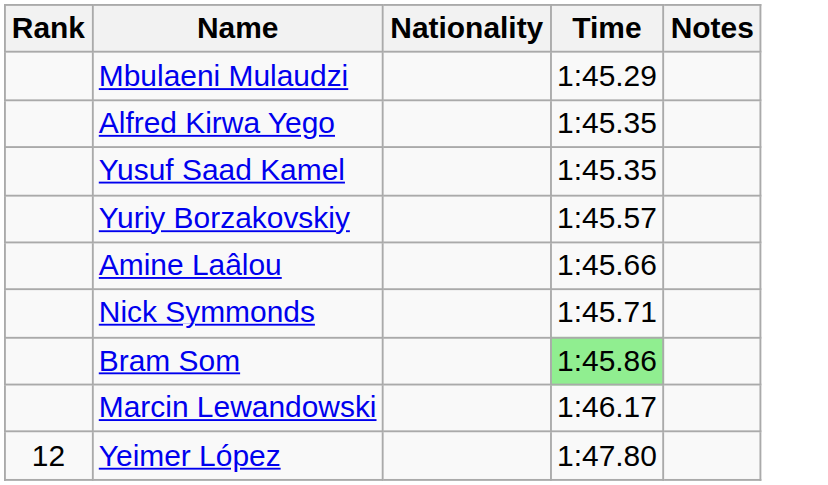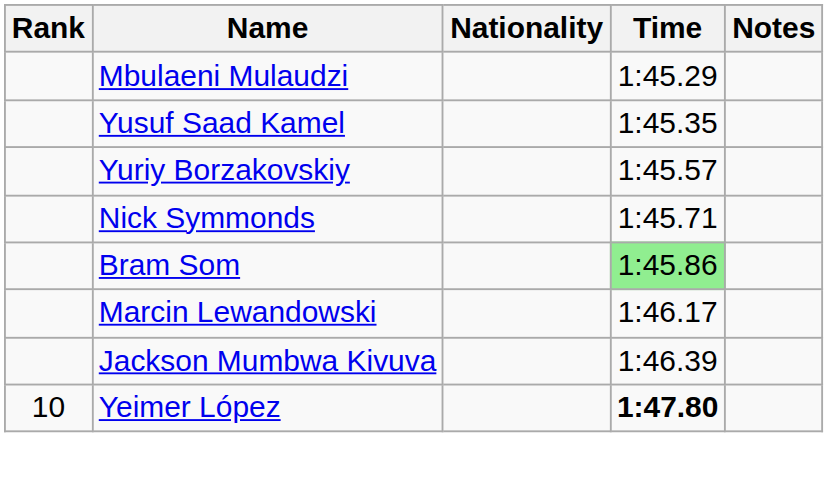- row: (217, 123)
- row: (190, 265)
+ row: (268, 360)
(48, 455) 12 -> (48, 407) 10
(607, 455) normal -> (668, 407) bold
